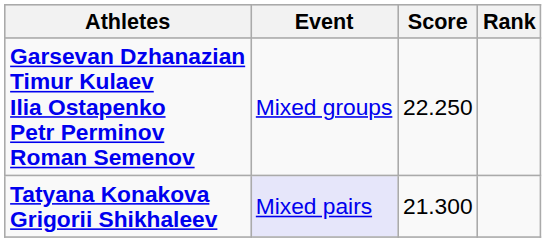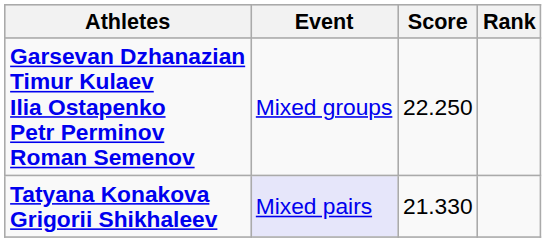(438, 207) 21.300 -> (438, 207) 21.330
